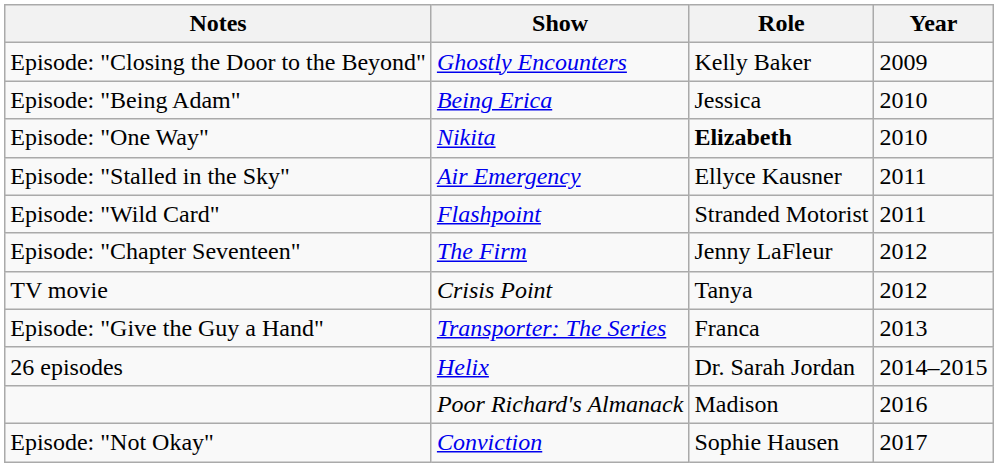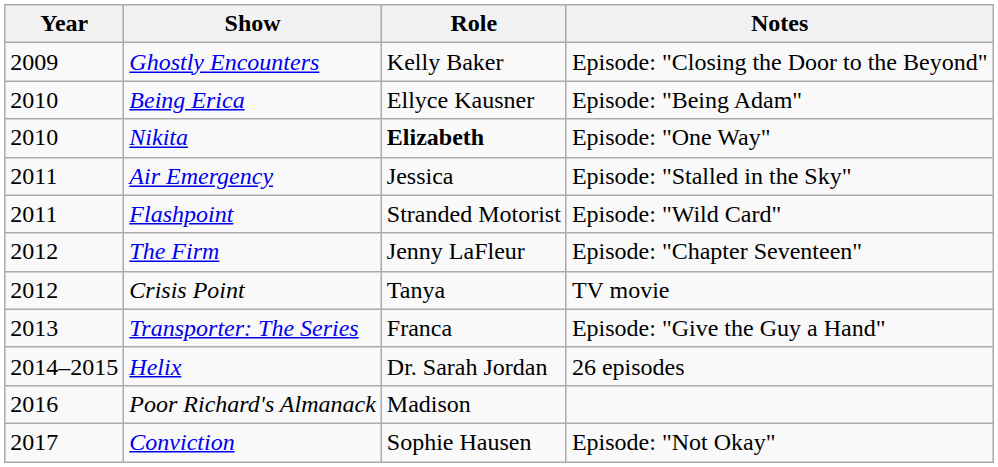columns swapped: (933, 23) <-> (218, 23)
(728, 99) Jessica -> (460, 99) Ellyce Kausner
(768, 175) Ellyce Kausner -> (420, 175) Jessica
